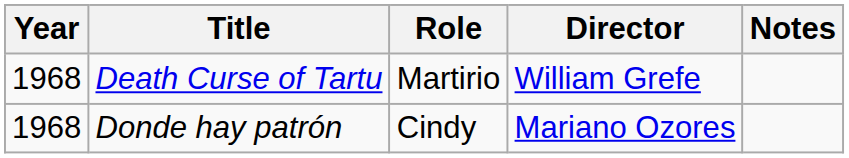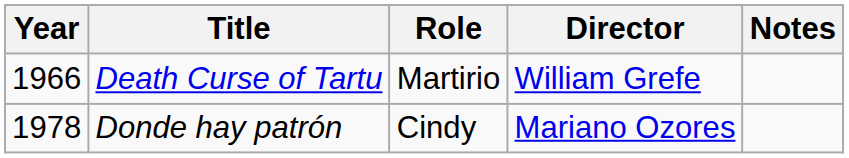(47, 78) 1968 -> (47, 78) 1966
(47, 127) 1968 -> (47, 127) 1978
